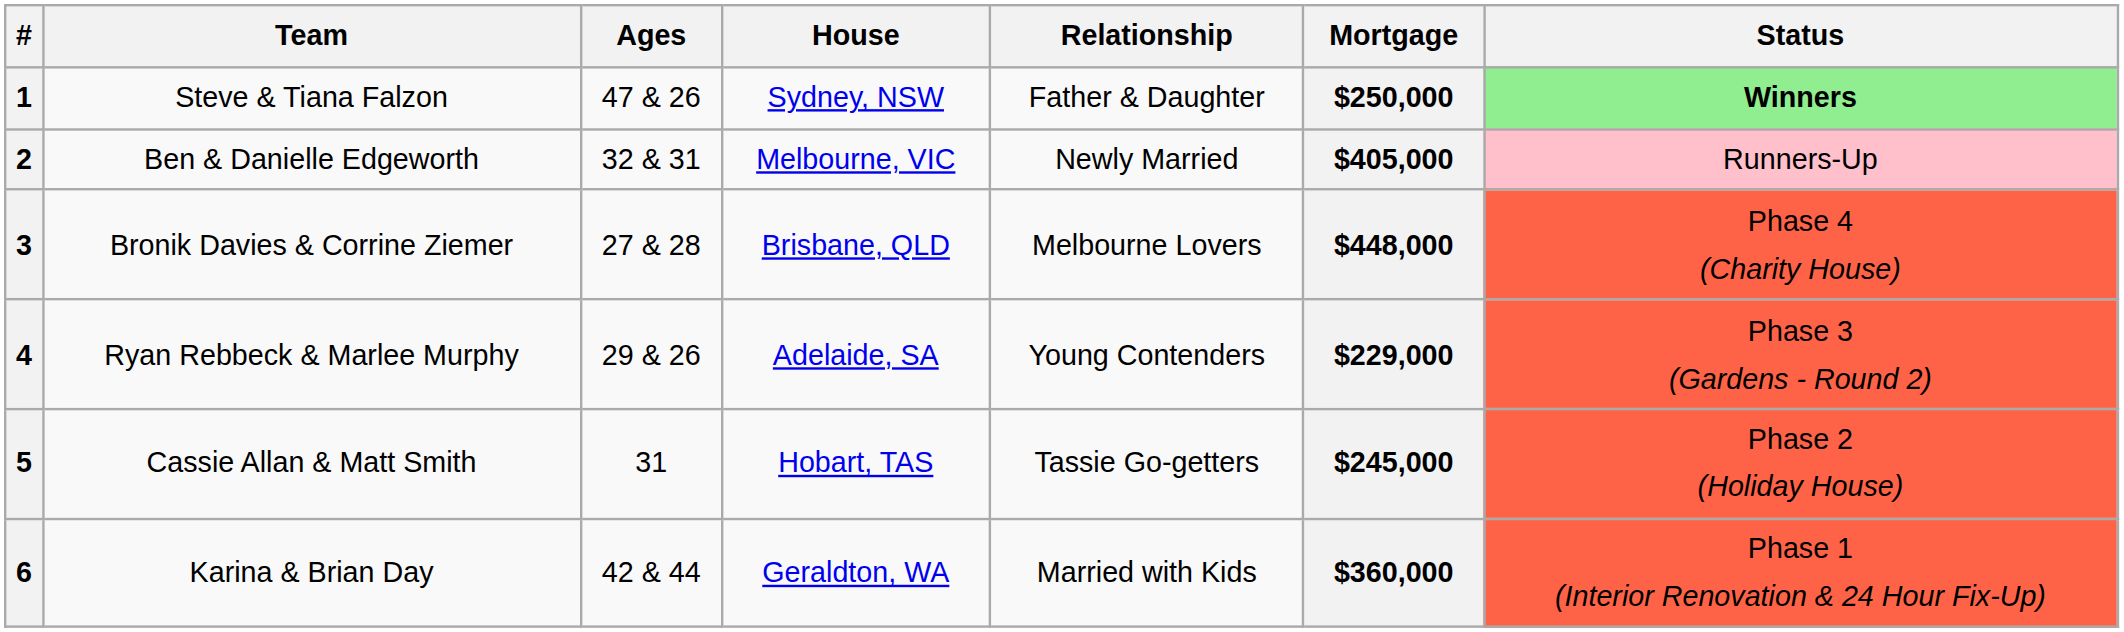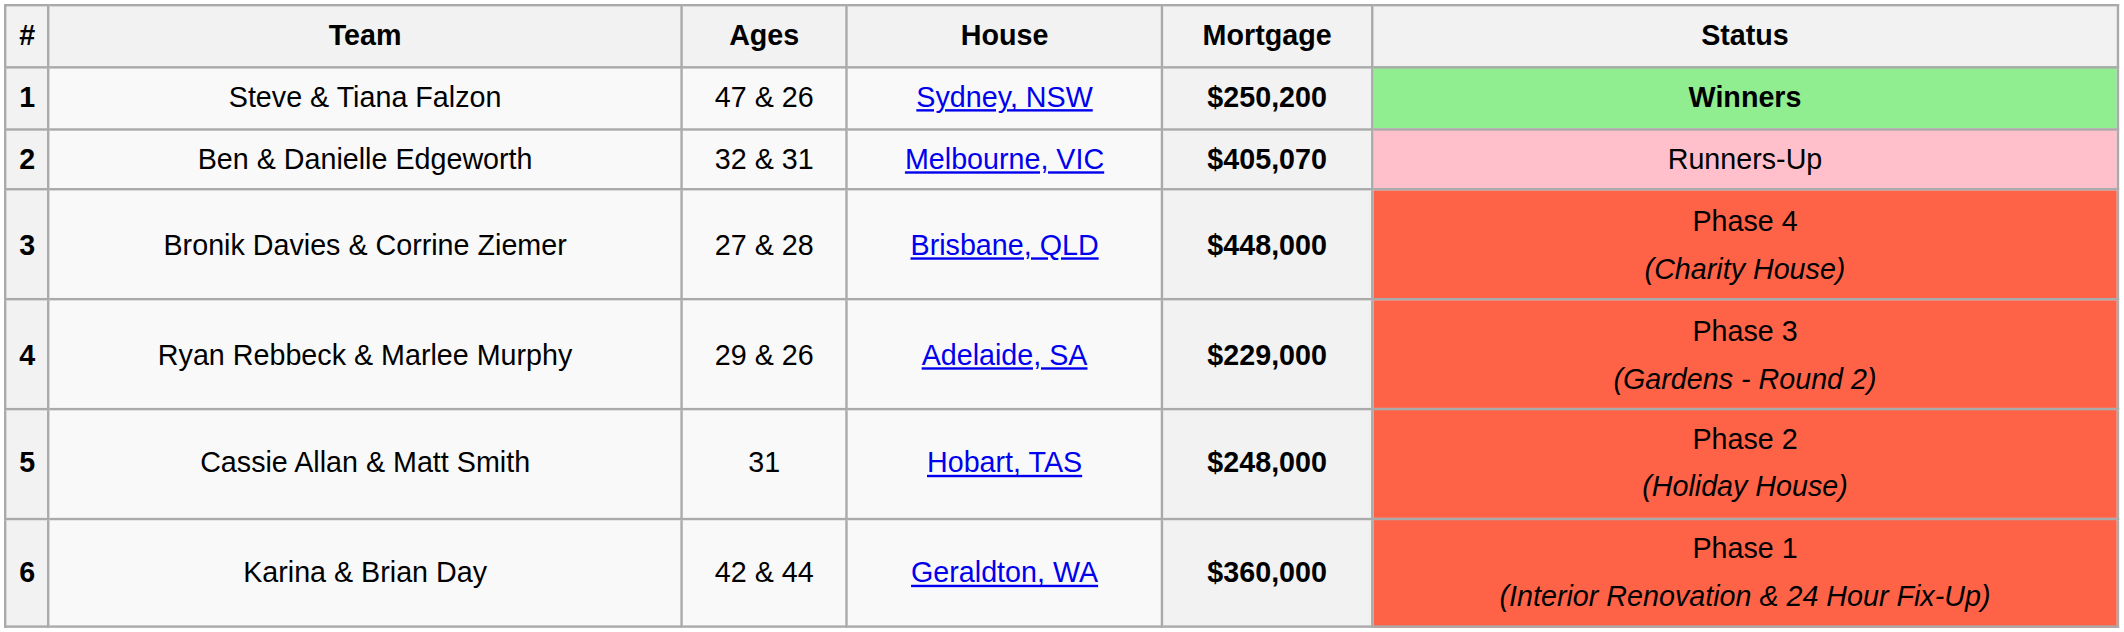- column: (1147, 36)
(1394, 98) $250,000 -> (1267, 98) $250,200
(1394, 159) $405,000 -> (1267, 159) $405,070
(1394, 464) $245,000 -> (1267, 464) $248,000
